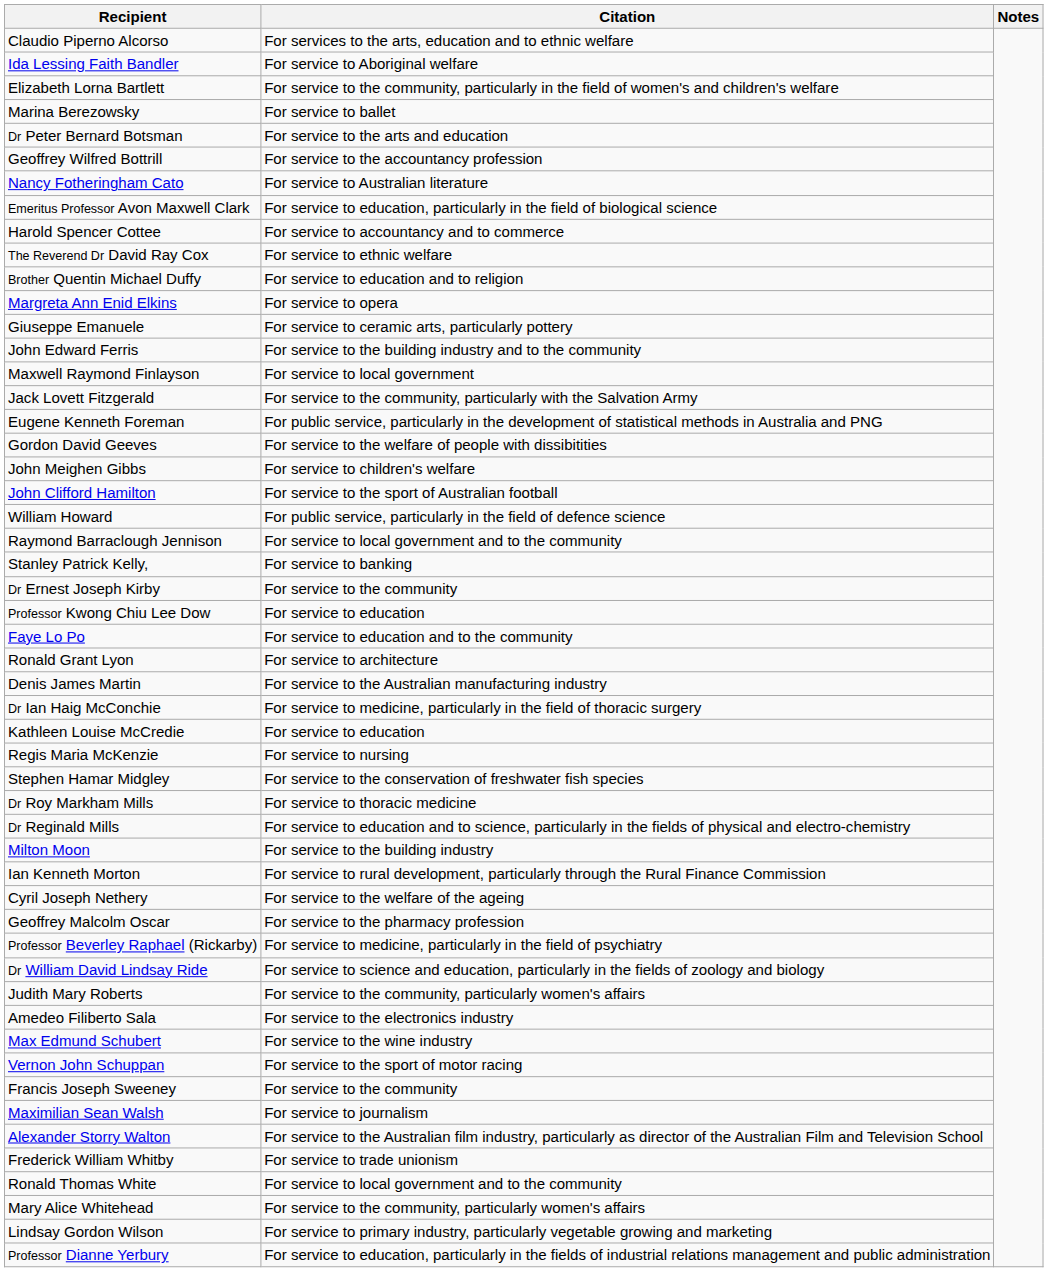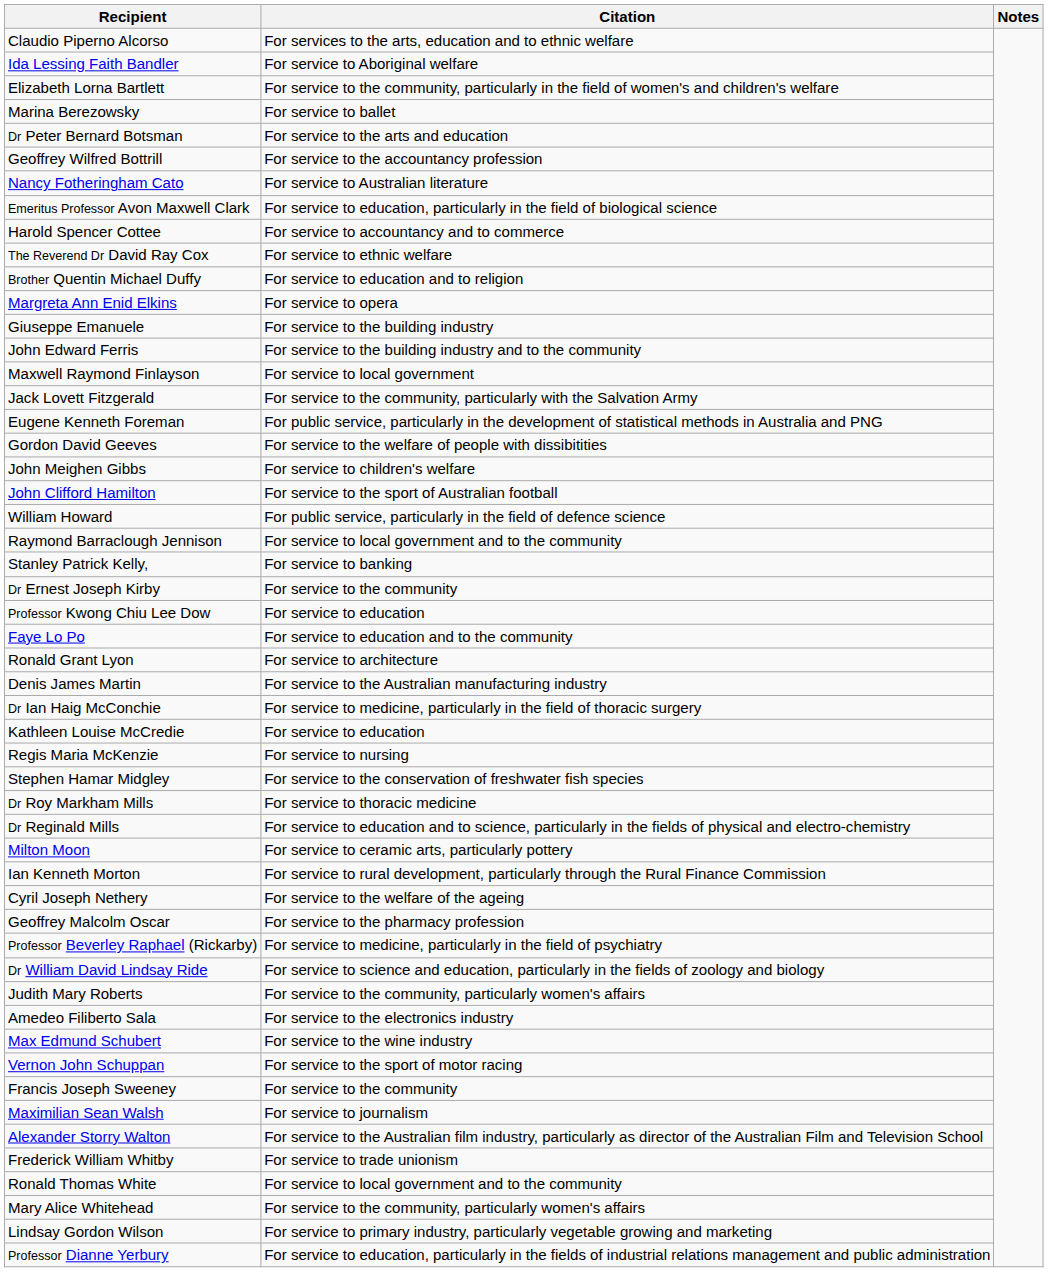(418, 326) For service to ceramic arts, particularly pottery -> (379, 326) For service to the building industry
(379, 850) For service to the building industry -> (418, 850) For service to ceramic arts, particularly pottery
